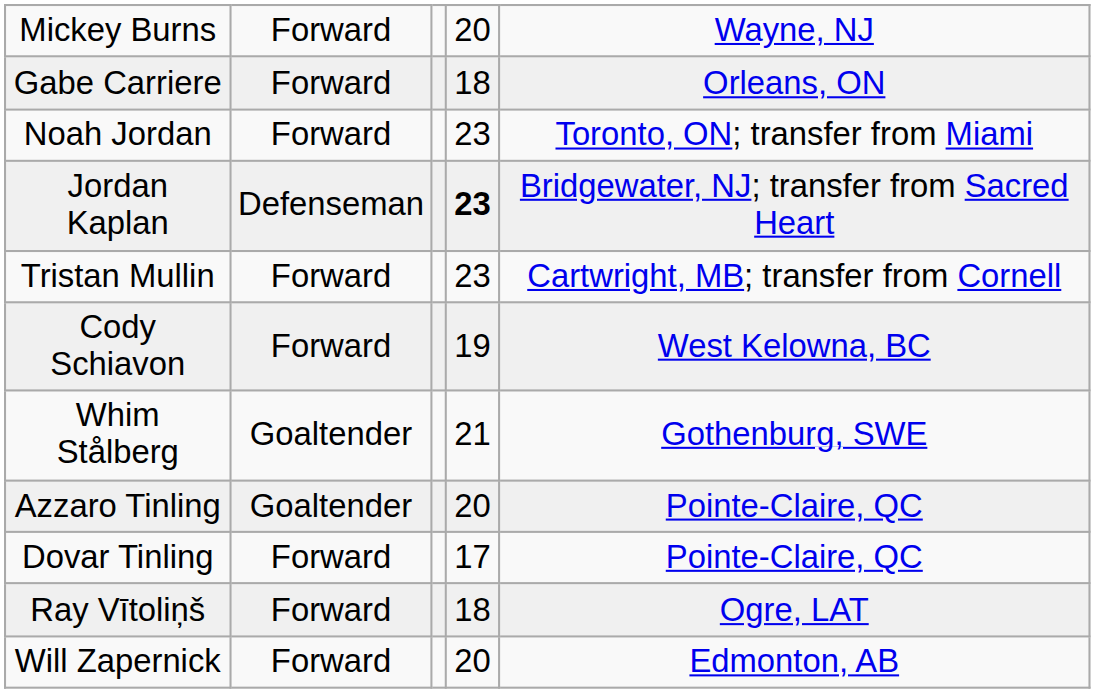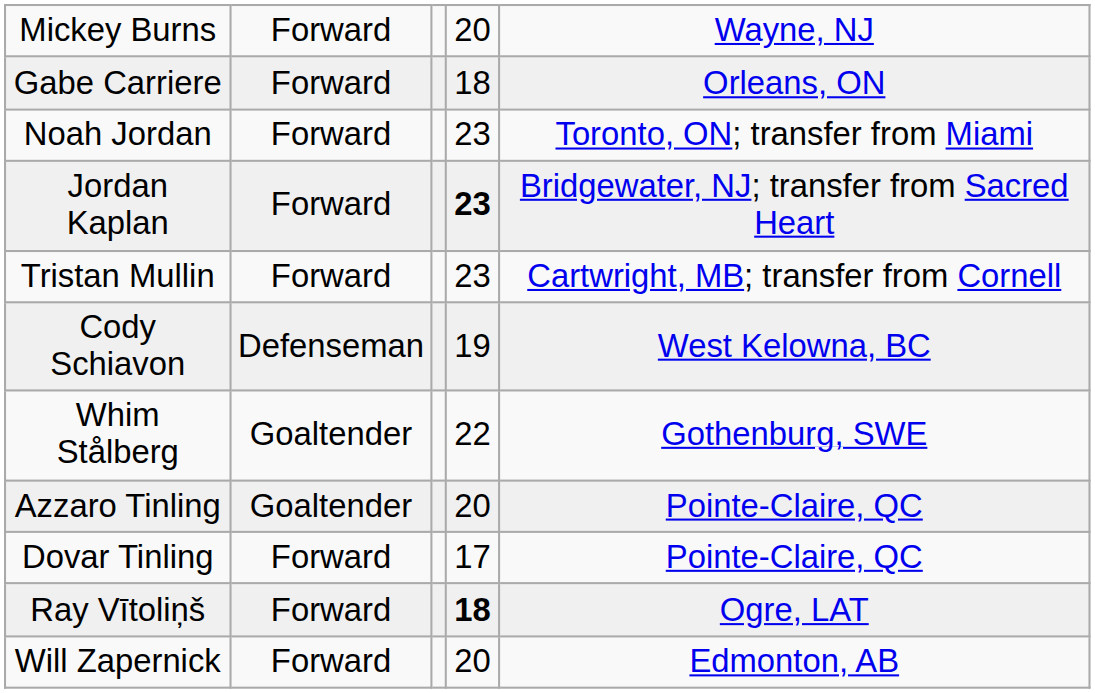(331, 205) Defenseman -> (331, 205) Forward
(331, 345) Forward -> (331, 345) Defenseman
(472, 434) 21 -> (472, 434) 22
(472, 609) normal -> (472, 609) bold
